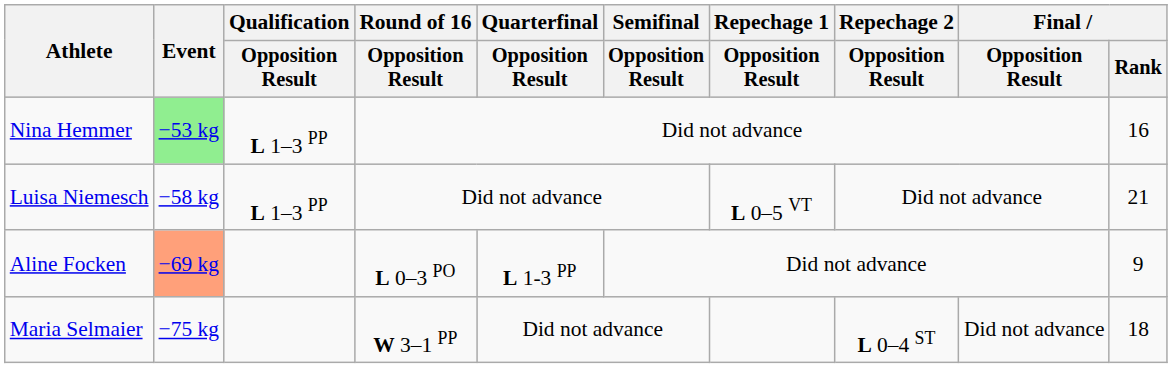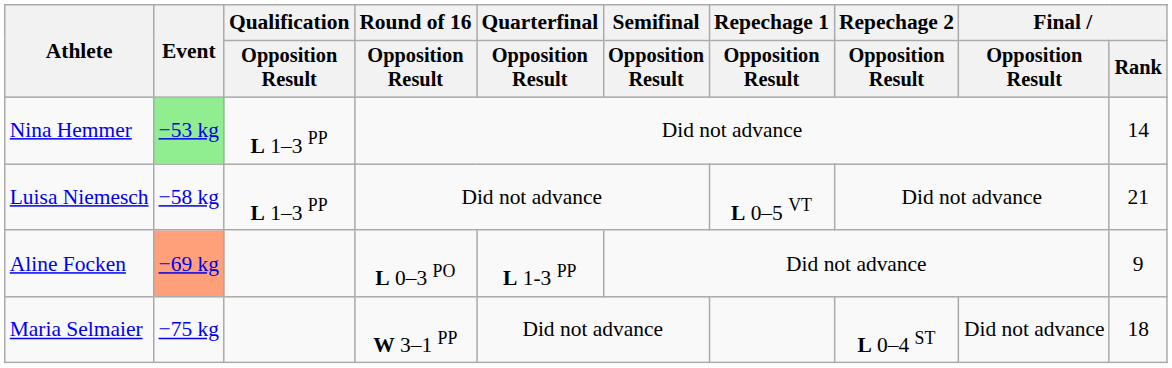(1138, 130) 16 -> (1138, 130) 14
